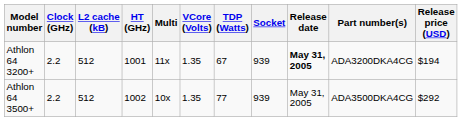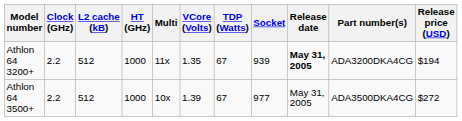(135, 60) 1001 -> (135, 60) 1000
(135, 98) 1002 -> (135, 98) 1000
(191, 98) 1.35 -> (191, 98) 1.39
(222, 98) 77 -> (222, 98) 67
(261, 98) 939 -> (261, 98) 977
(429, 98) $292 -> (429, 98) $272
